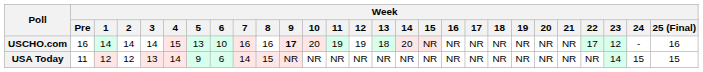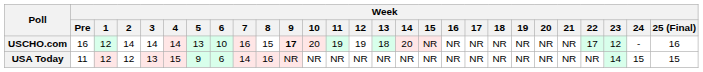(106, 43) 14 -> (106, 43) 12
(175, 43) 15 -> (175, 43) 14
(268, 43) 16 -> (268, 43) 15
(175, 59) 14 -> (175, 59) 15
(268, 59) 15 -> (268, 59) 16
